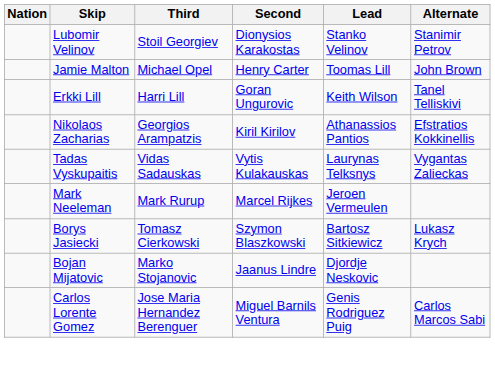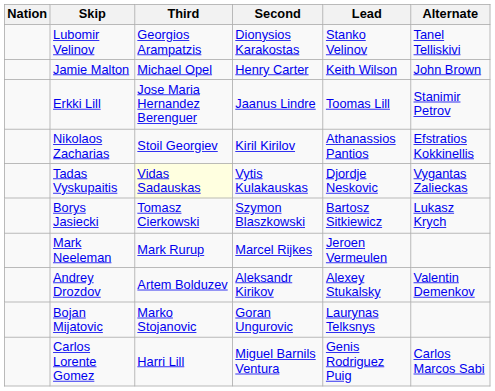(178, 42) Stoil Georgiev -> (169, 42) Georgios Arampatzis
(437, 42) Stanimir Petrov -> (437, 42) Tanel Telliskivi
(358, 69) Toomas Lill -> (361, 69) Keith Wilson
(161, 97) Harri Lill -> (169, 104) Jose Maria Hernandez Berenguer
(264, 97) Goran Ungurovic -> (276, 104) Jaanus Lindre
(362, 97) Keith Wilson -> (358, 104) Toomas Lill
(437, 97) Tanel Telliskivi -> (437, 104) Stanimir Petrov
(169, 131) Georgios Arampatzis -> (178, 146) Stoil Georgiev
(169, 166) no background -> (169, 180) lightyellow background
(353, 166) Laurynas Telksnys -> (352, 180) Djordje Neskovic
rows swapped: (82, 201) <-> (76, 235)
+ row: (77, 285)
(276, 270) Jaanus Lindre -> (264, 319) Goran Ungurovic
(352, 270) Djordje Neskovic -> (352, 319) Laurynas Telksnys
(169, 312) Jose Maria Hernandez Berenguer -> (161, 361) Harri Lill
